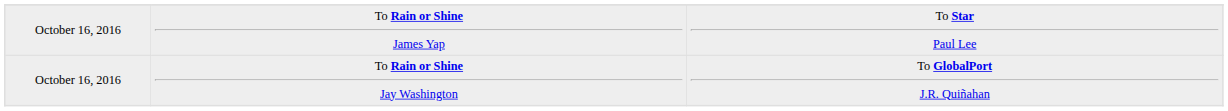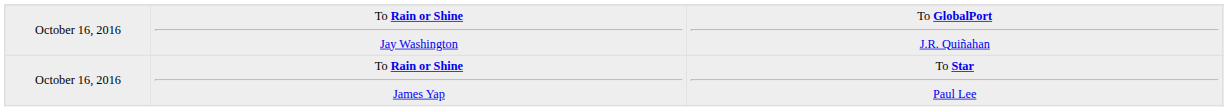rows swapped: (419, 79) <-> (419, 29)
